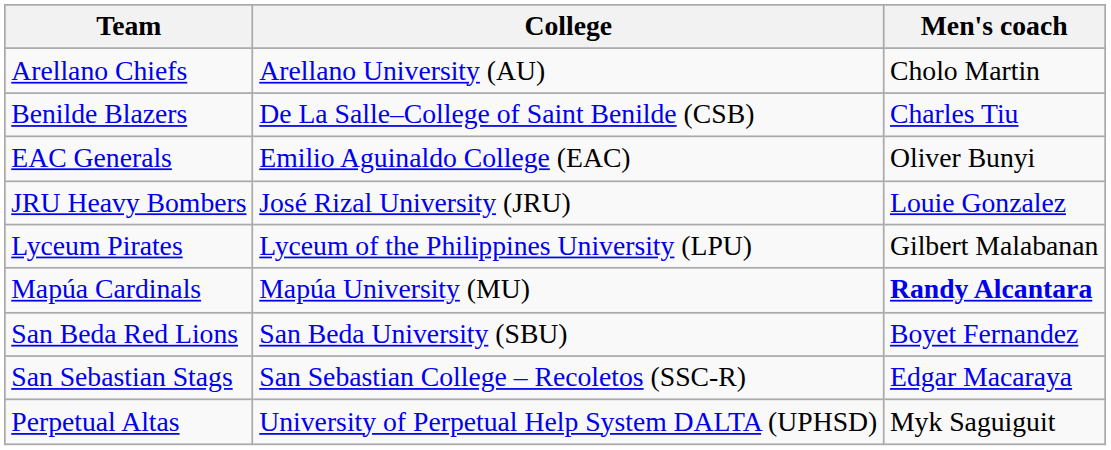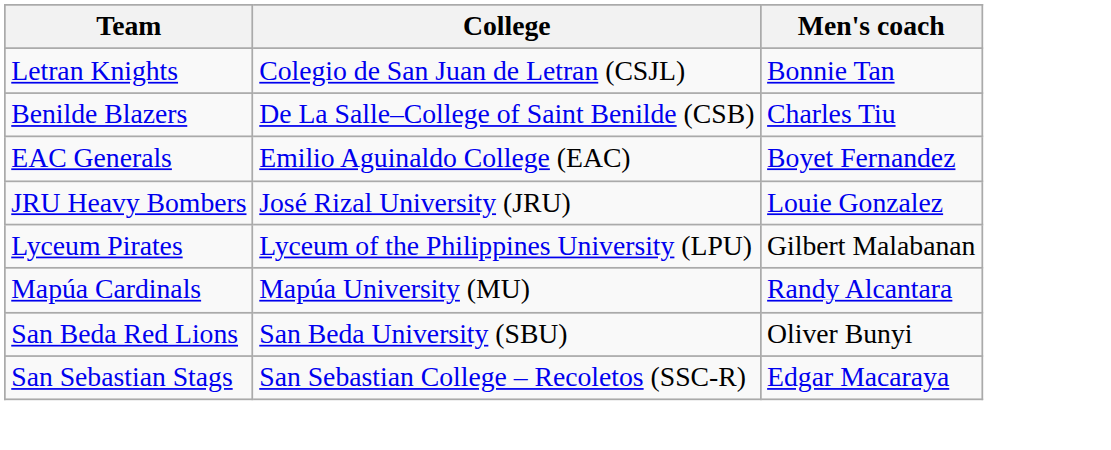- row: (99, 70)
+ row: (95, 70)
(963, 158) Oliver Bunyi -> (861, 158) Boyet Fernandez
(991, 289) bold -> (860, 289) normal
(984, 333) Boyet Fernandez -> (840, 333) Oliver Bunyi
- row: (95, 421)
